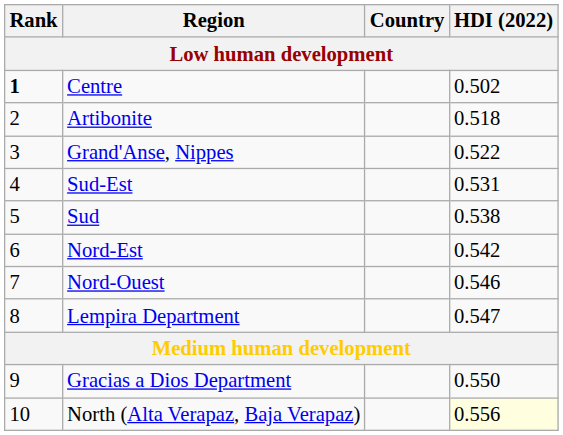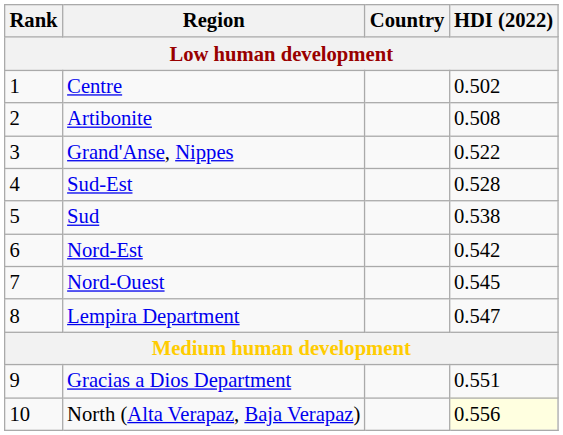(15, 86) bold -> (15, 86) normal
(477, 119) 0.518 -> (477, 119) 0.508
(477, 184) 0.531 -> (477, 184) 0.528
(477, 282) 0.546 -> (477, 282) 0.545
(477, 380) 0.550 -> (477, 380) 0.551
